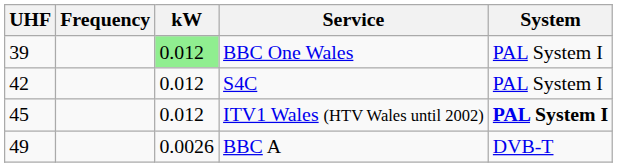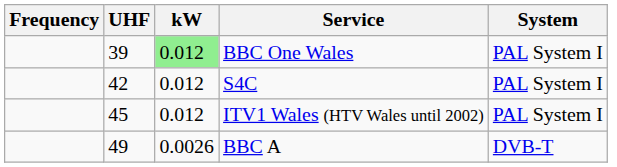columns swapped: (105, 20) <-> (30, 20)
(551, 114) bold -> (548, 114) normal
